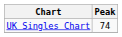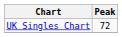(105, 26) 74 -> (105, 26) 72
